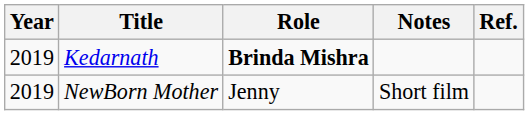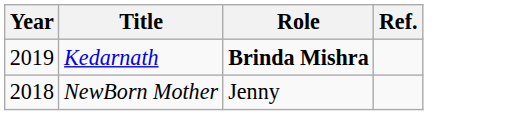- column: (424, 22)
(32, 92) 2019 -> (32, 92) 2018
